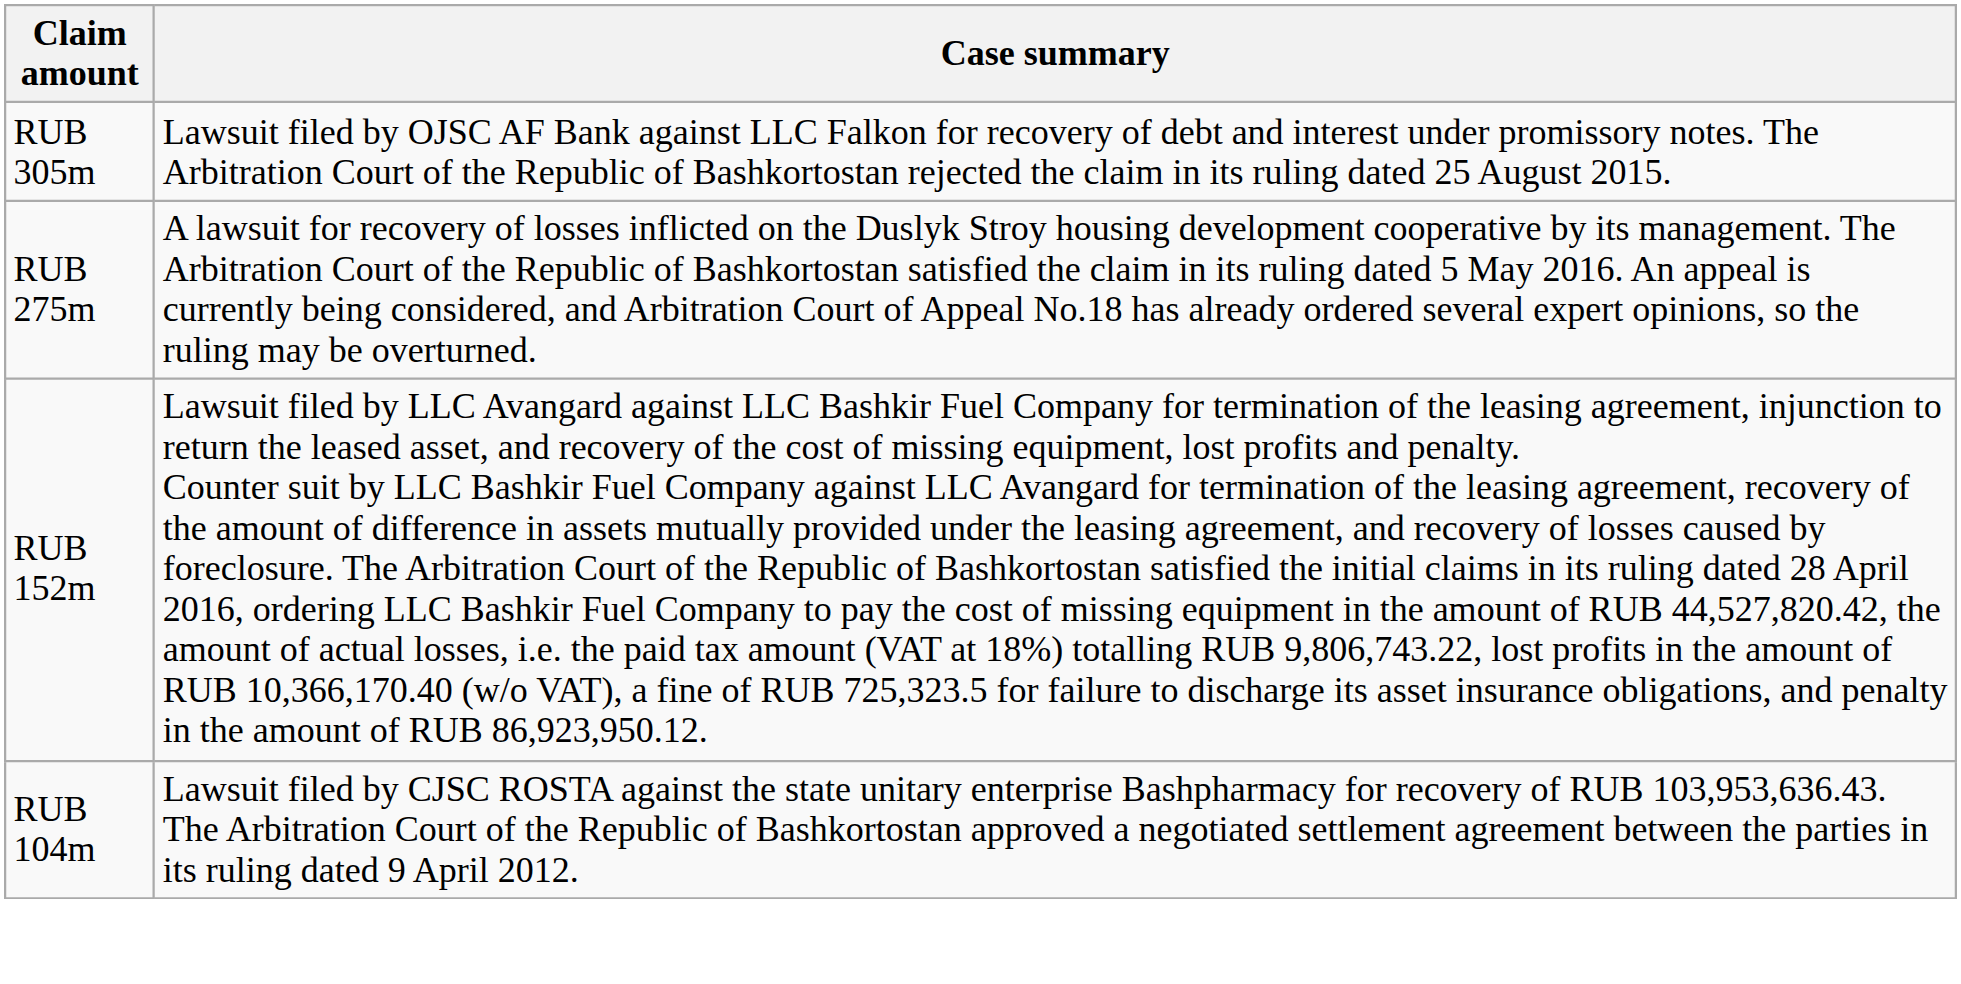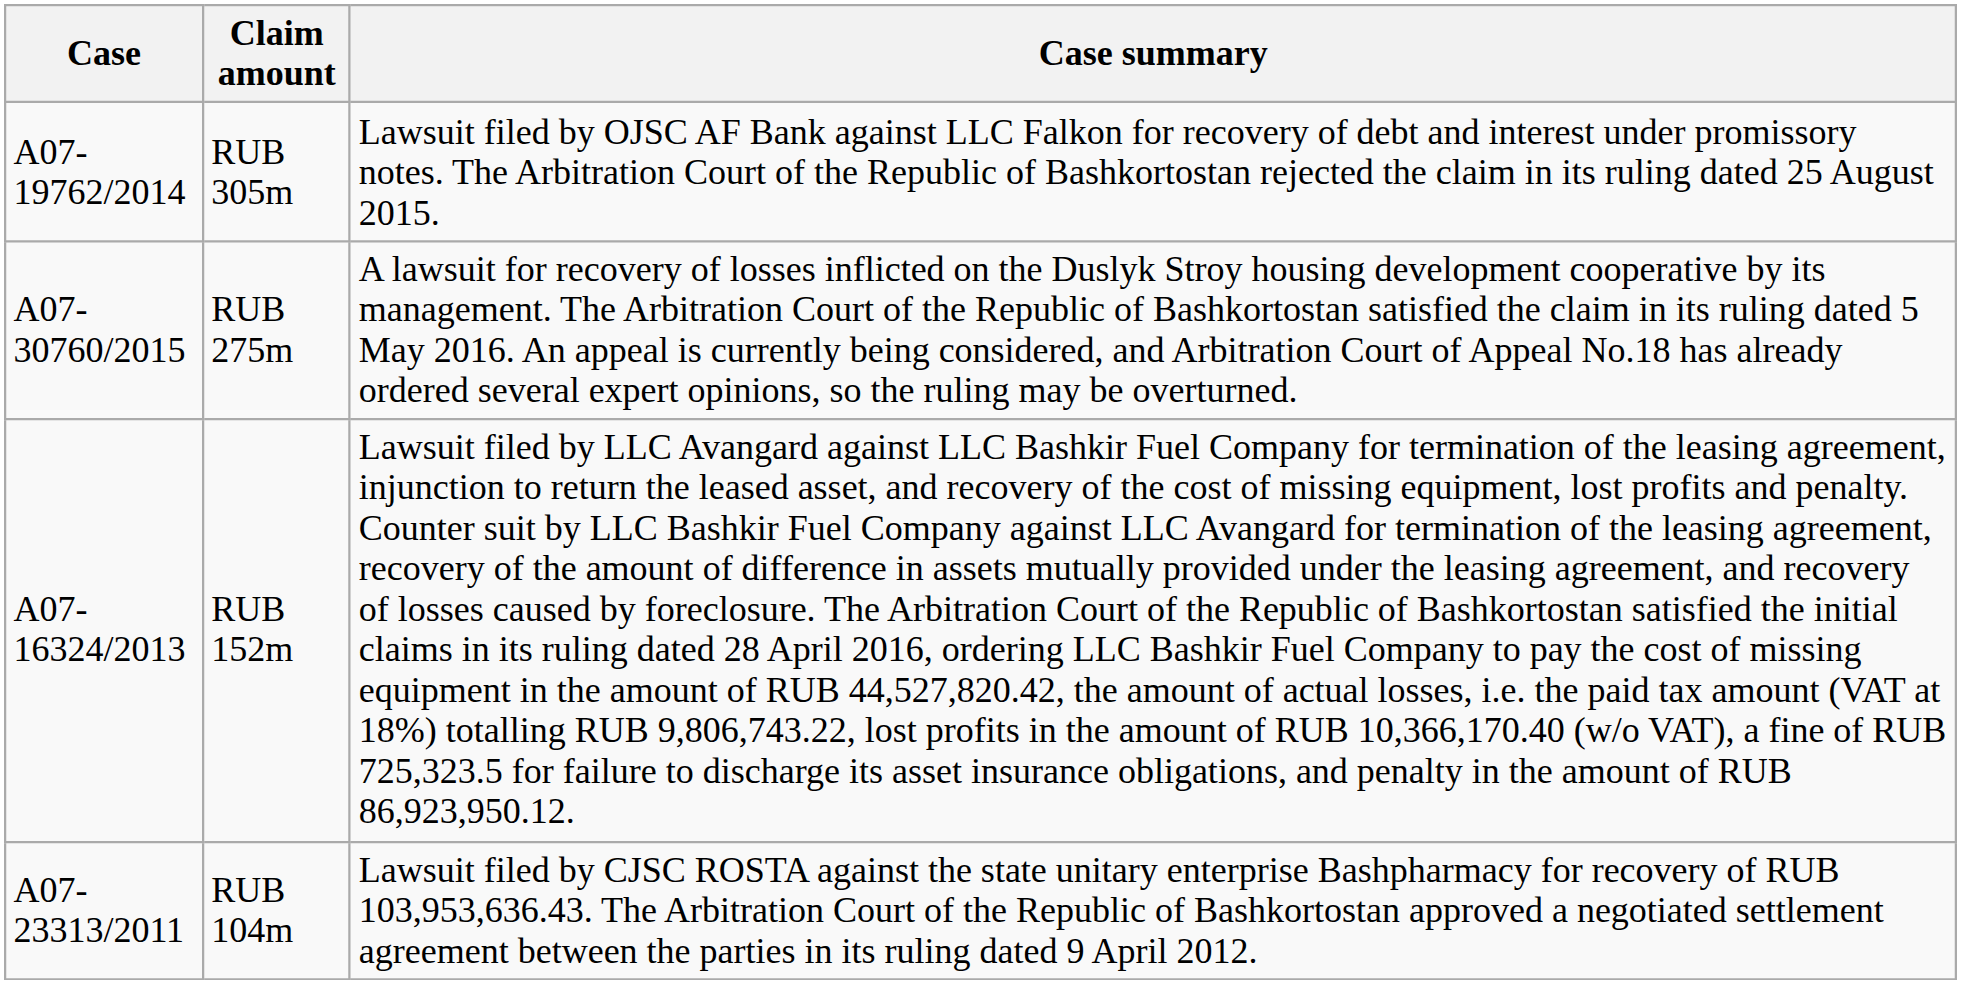+ column: (104, 53)
